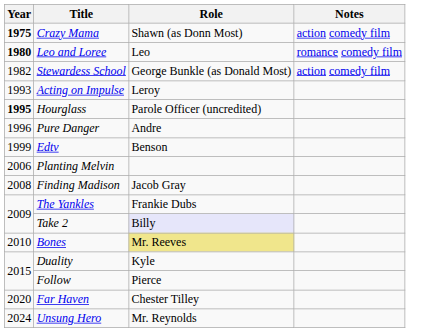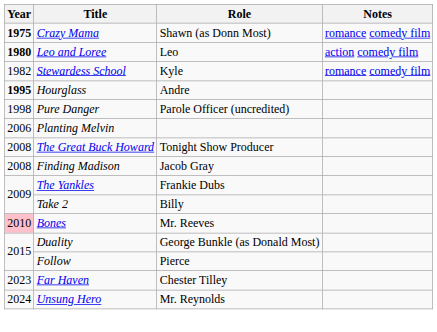(343, 33) action comedy film -> (378, 33) romance comedy film
(349, 52) romance comedy film -> (372, 52) action comedy film
(211, 71) George Bunkle (as Donald Most) -> (171, 71) Kyle
(343, 71) action comedy film -> (378, 71) romance comedy film
- row: (80, 90)
(196, 109) Parole Officer (uncredited) -> (175, 90) Andre
(19, 128) 1996 -> (19, 109) 1998
(146, 128) Andre -> (224, 109) Parole Officer (uncredited)
- row: (48, 147)
+ row: (95, 147)
(143, 223) lavender background -> (172, 204) no background
(19, 242) no background -> (19, 223) pink background
(159, 242) khaki background -> (187, 223) no background
(143, 261) Kyle -> (240, 242) George Bunkle (as Donald Most)
(19, 299) 2020 -> (19, 280) 2023
